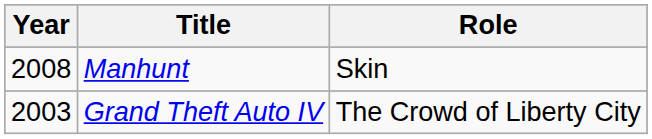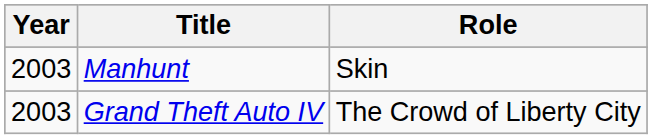(41, 68) 2008 -> (41, 68) 2003
